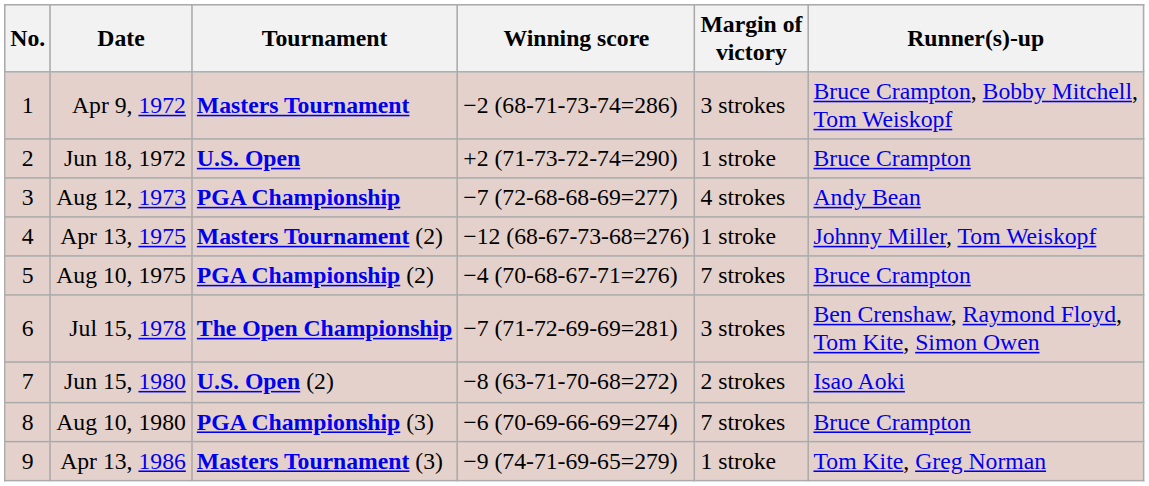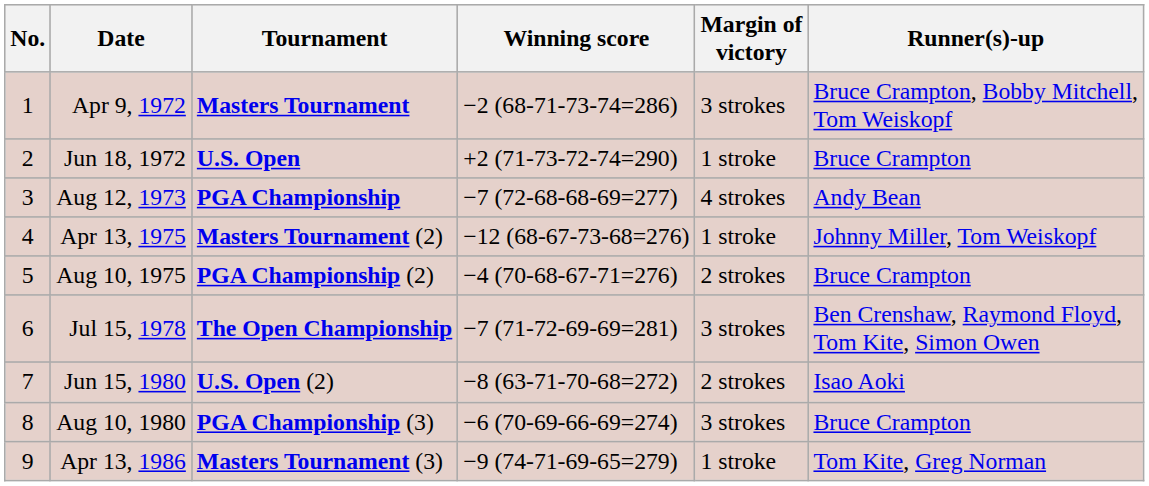(743, 275) 7 strokes -> (743, 275) 2 strokes
(743, 421) 7 strokes -> (743, 421) 3 strokes
